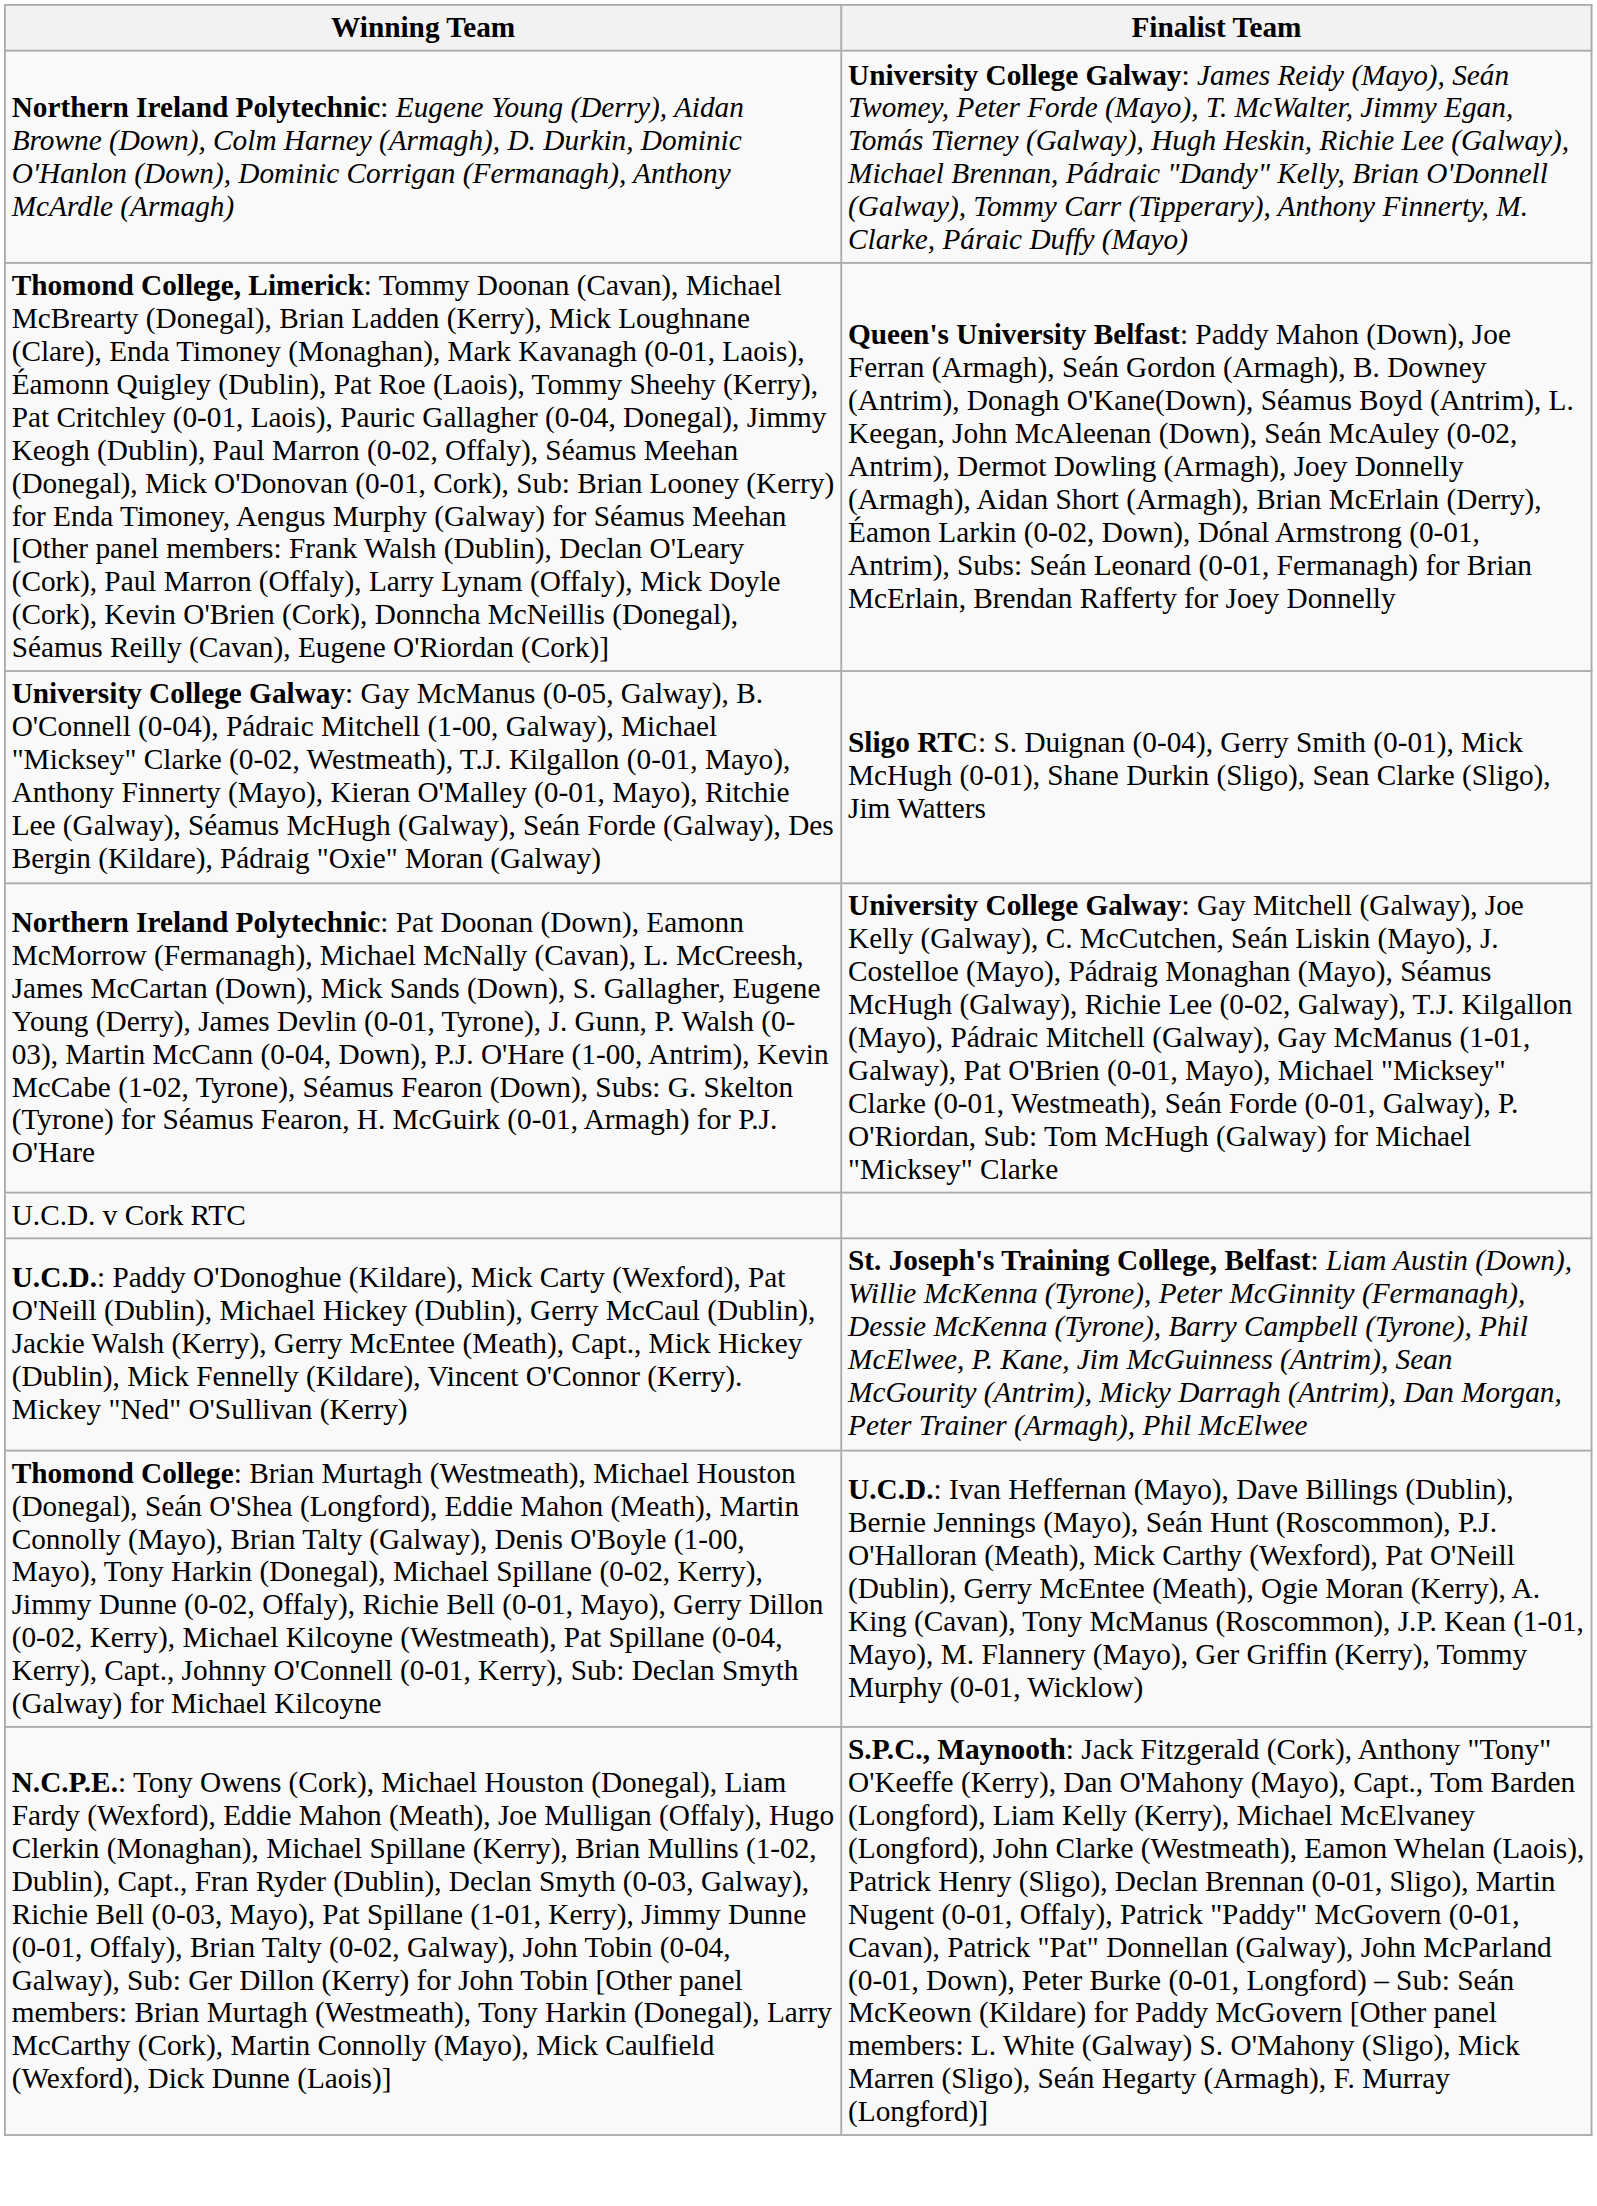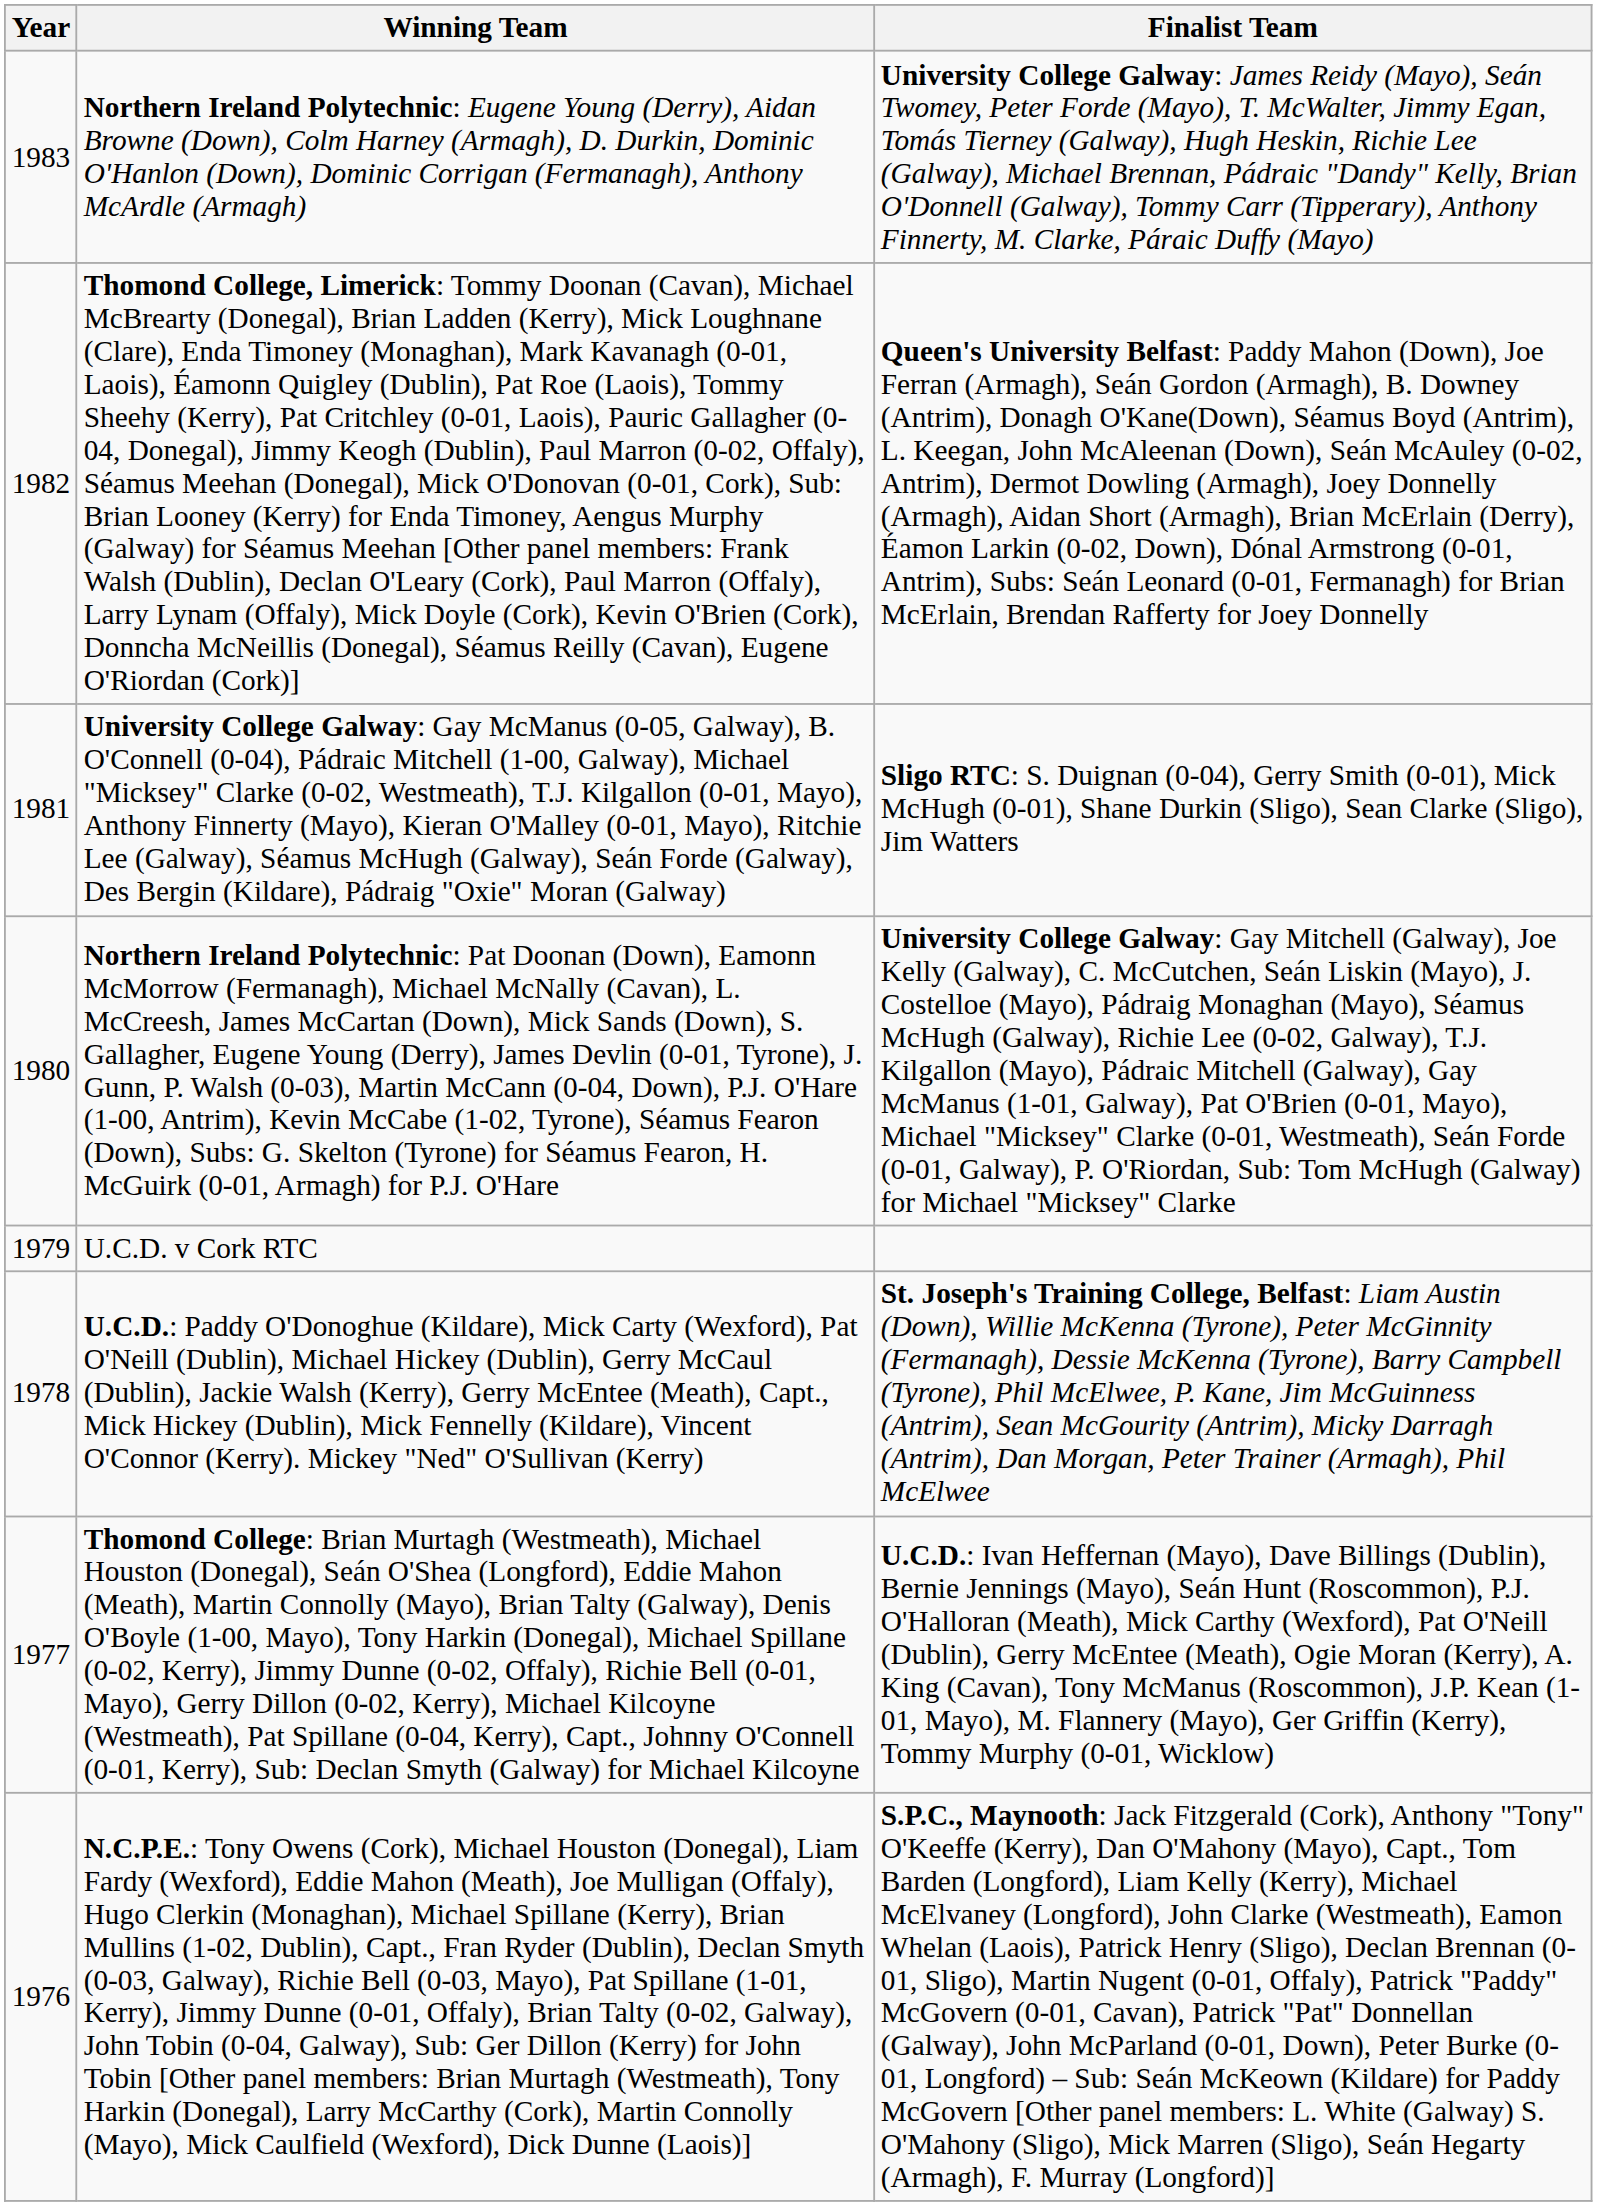+ column: (41, 27)
